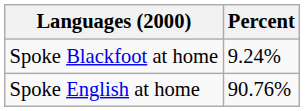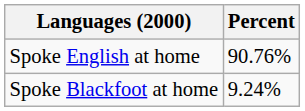rows swapped: (105, 89) <-> (114, 55)
